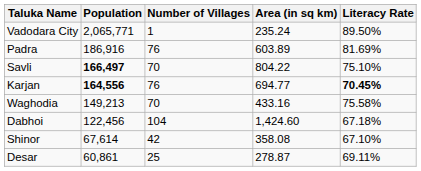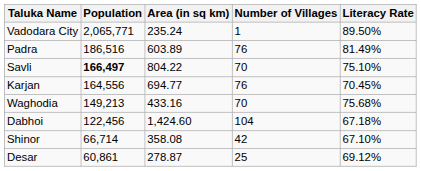columns swapped: (296, 13) <-> (199, 13)
(104, 49) 186,916 -> (104, 49) 186,516
(362, 49) 81.69% -> (362, 49) 81.49%
(104, 85) bold -> (104, 85) normal
(362, 85) bold -> (362, 85) normal
(362, 103) 75.58% -> (362, 103) 75.68%
(101, 139) 67,614 -> (101, 139) 66,714
(361, 157) 69.11% -> (362, 157) 69.12%
